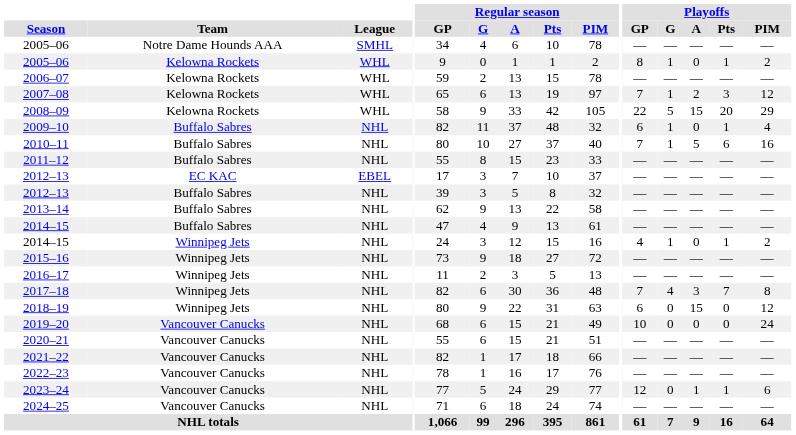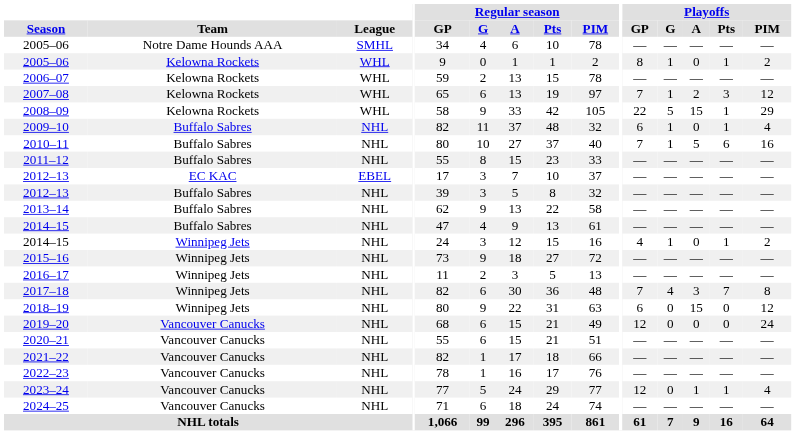(726, 110) 20 -> (726, 110) 1
(640, 323) 10 -> (640, 323) 12
(767, 389) 6 -> (767, 389) 4
